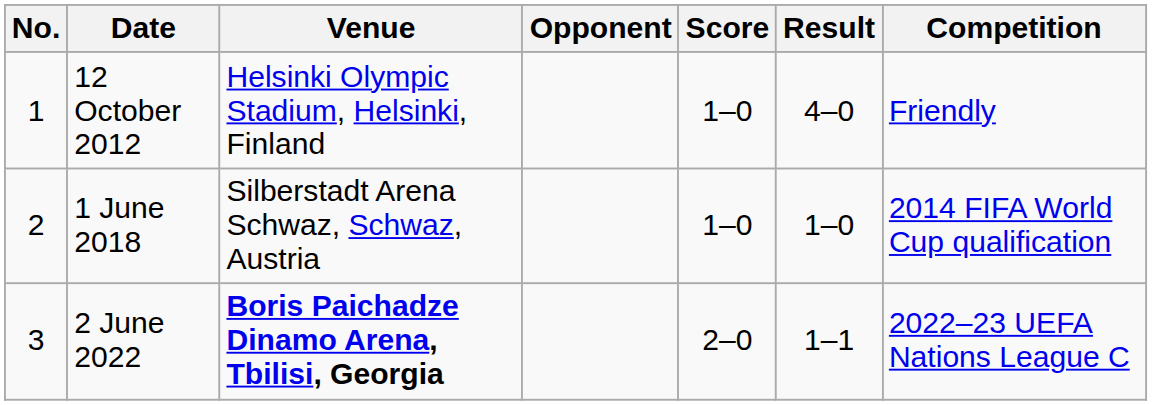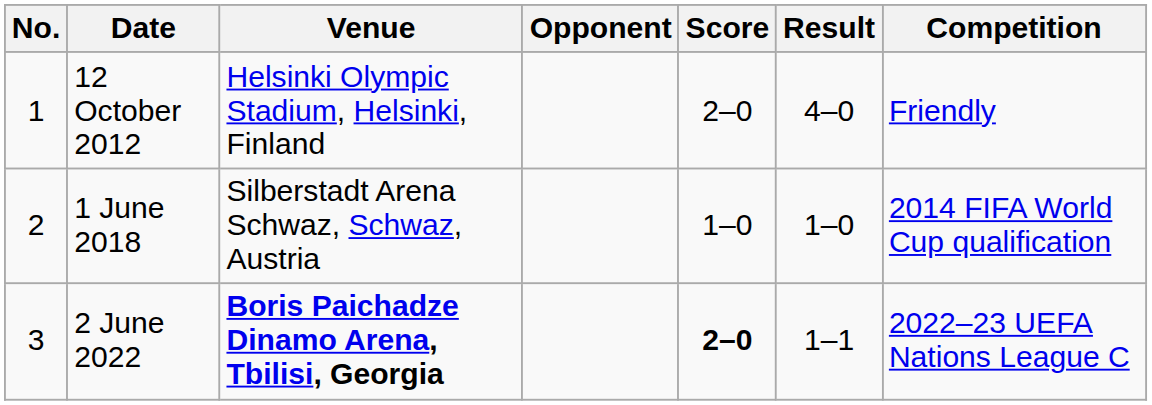(727, 109) 1–0 -> (727, 109) 2–0
(727, 340) normal -> (727, 340) bold
